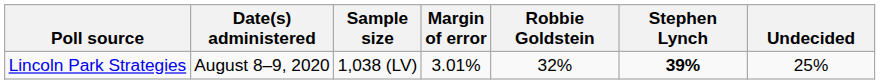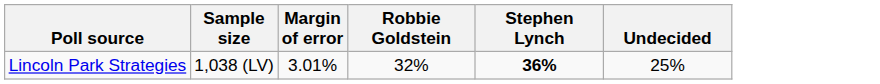- column: (262, 28)
(683, 65) 39% -> (539, 65) 36%
